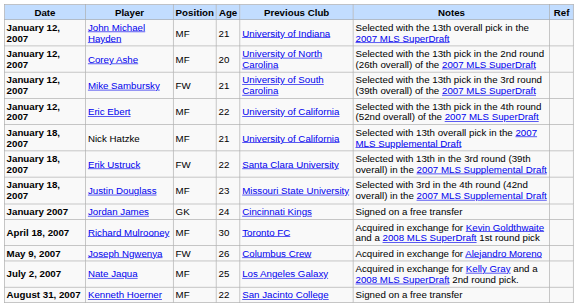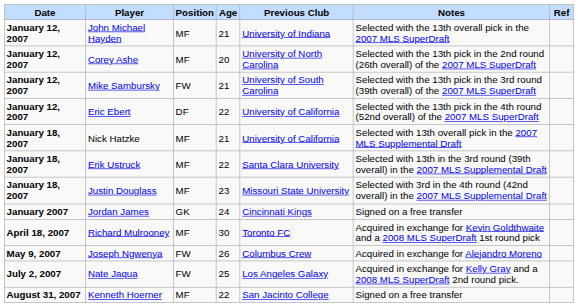(183, 112) MF -> (182, 112) DF
(183, 164) FW -> (183, 164) MF
(183, 274) MF -> (183, 274) FW
